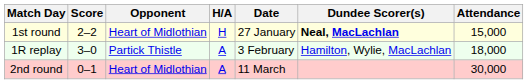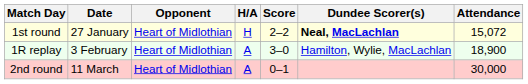columns swapped: (267, 13) <-> (87, 13)
(489, 32) 15,000 -> (489, 32) 15,072
(145, 50) Partick Thistle -> (183, 50) Heart of Midlothian
(489, 50) 18,000 -> (489, 50) 18,900
